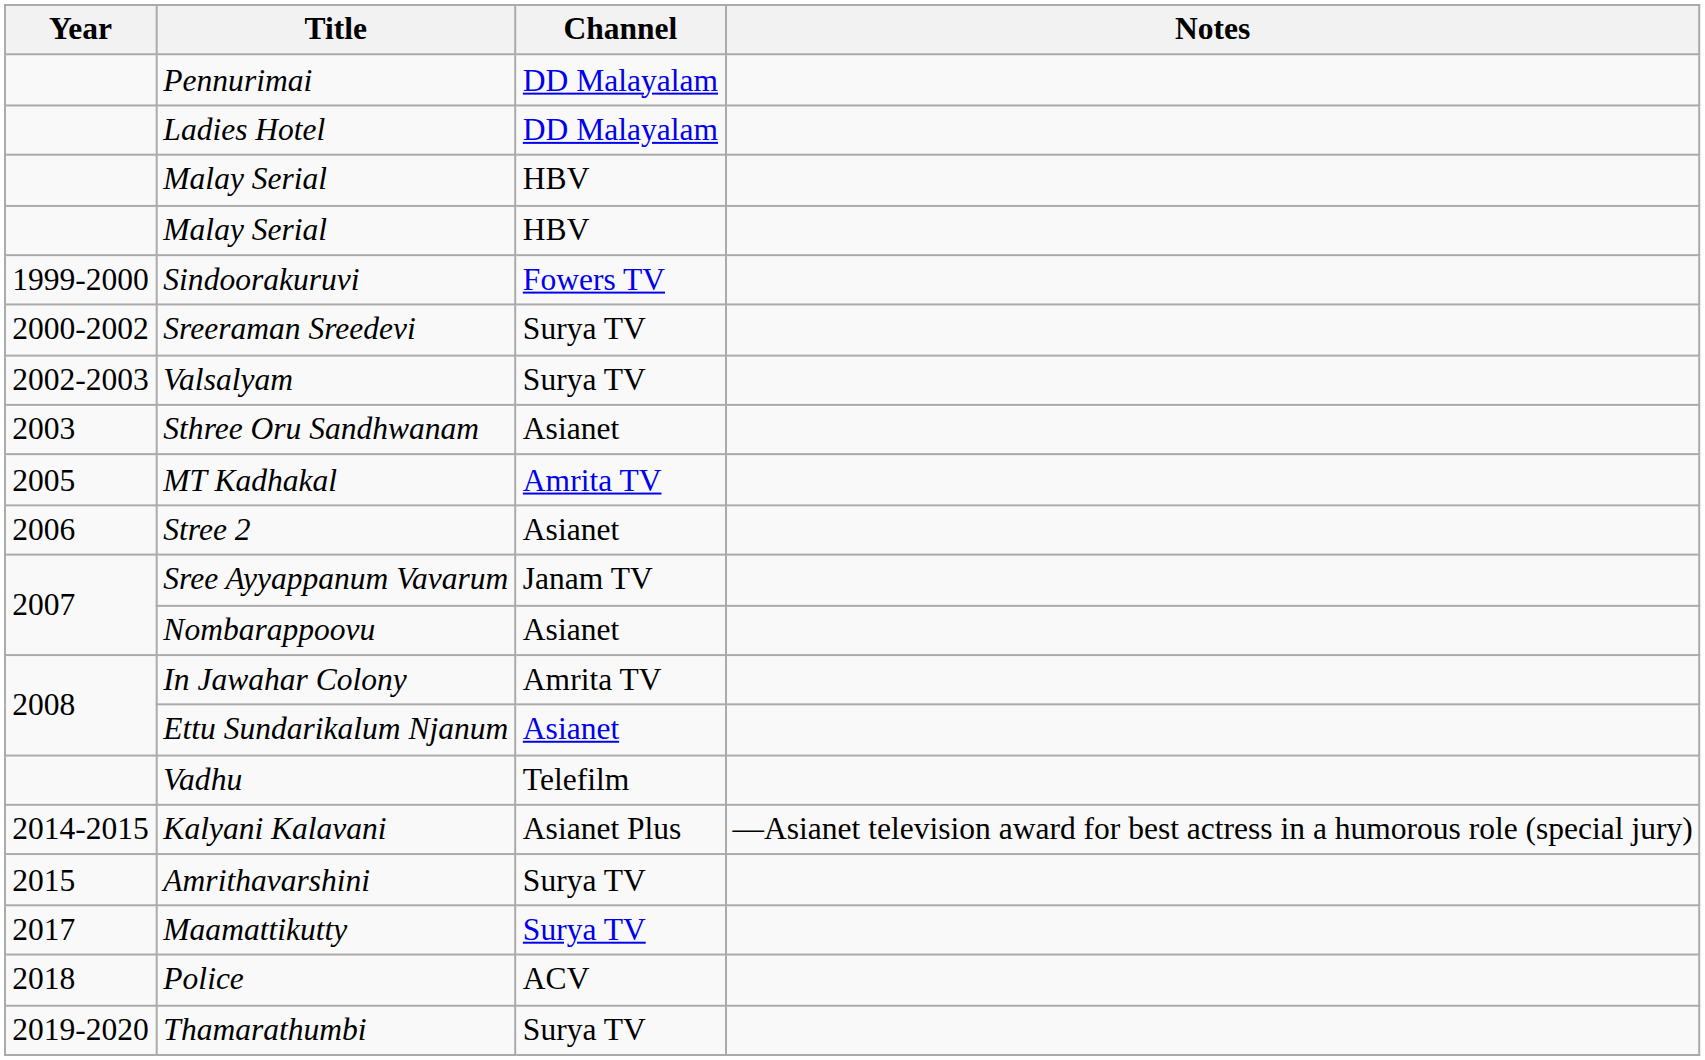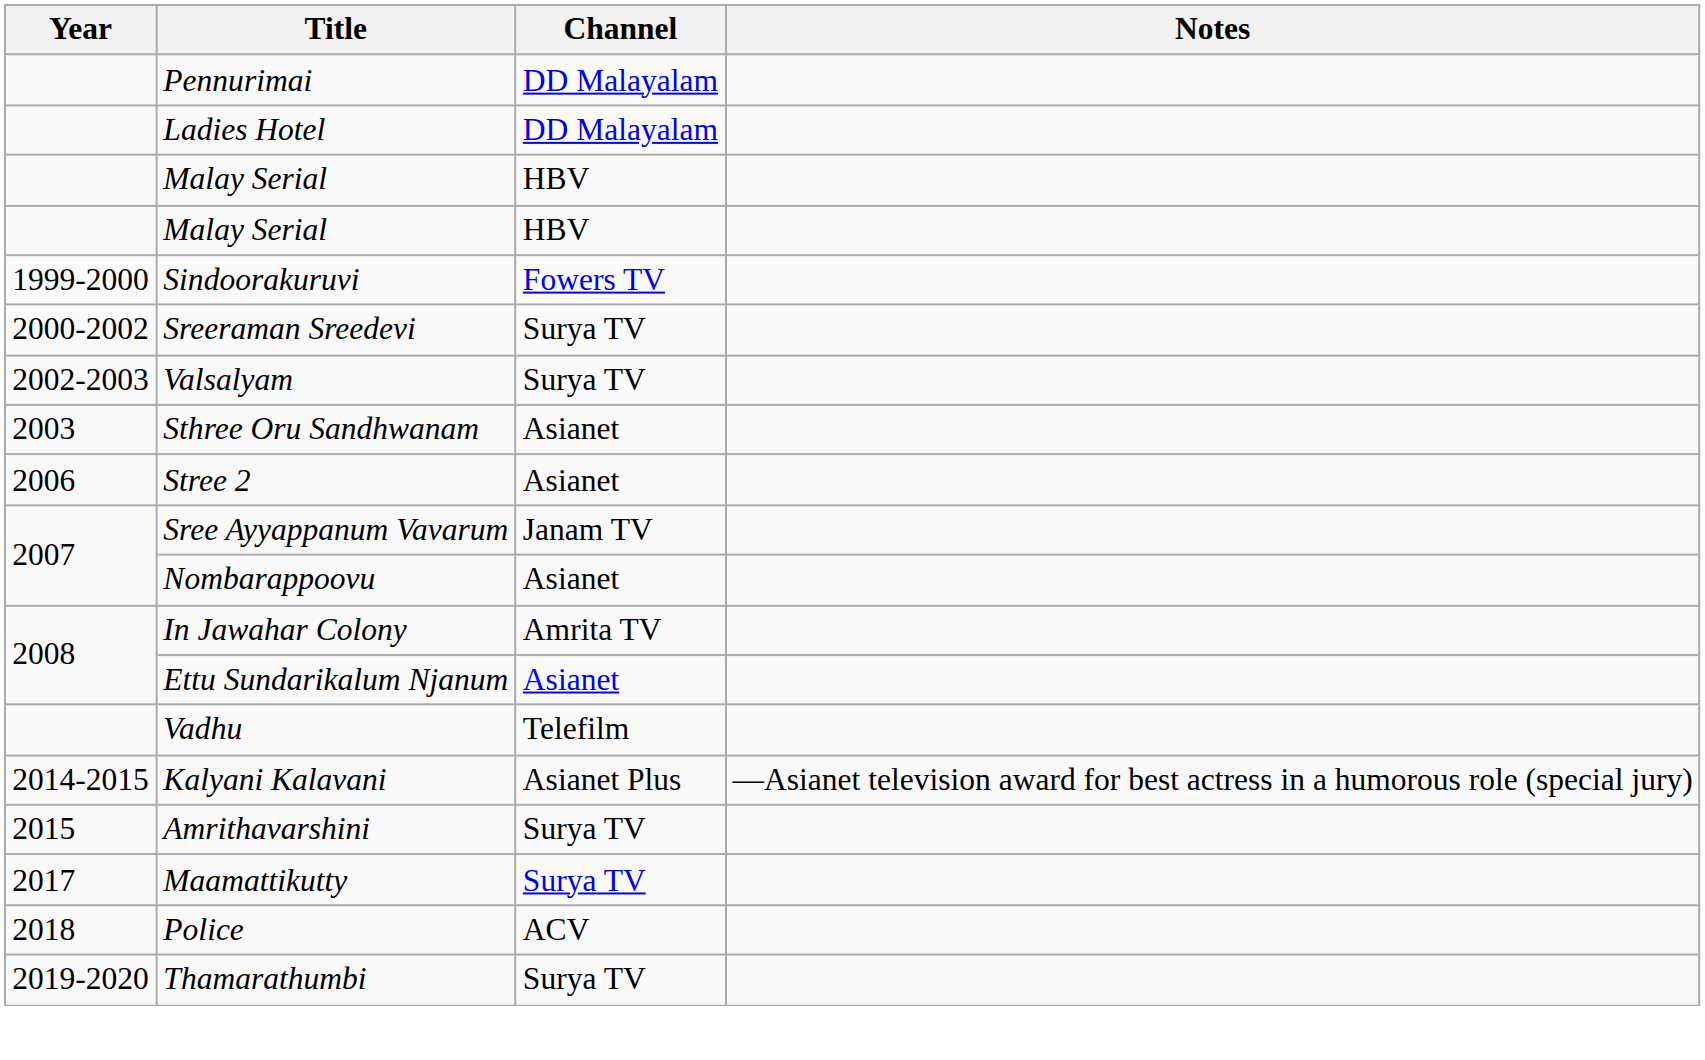- row: (44, 479)
